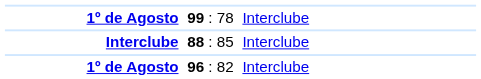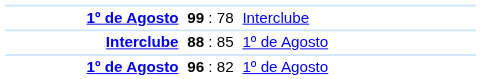(276, 42) Interclube -> (285, 42) 1º de Agosto
(276, 67) Interclube -> (285, 67) 1º de Agosto
